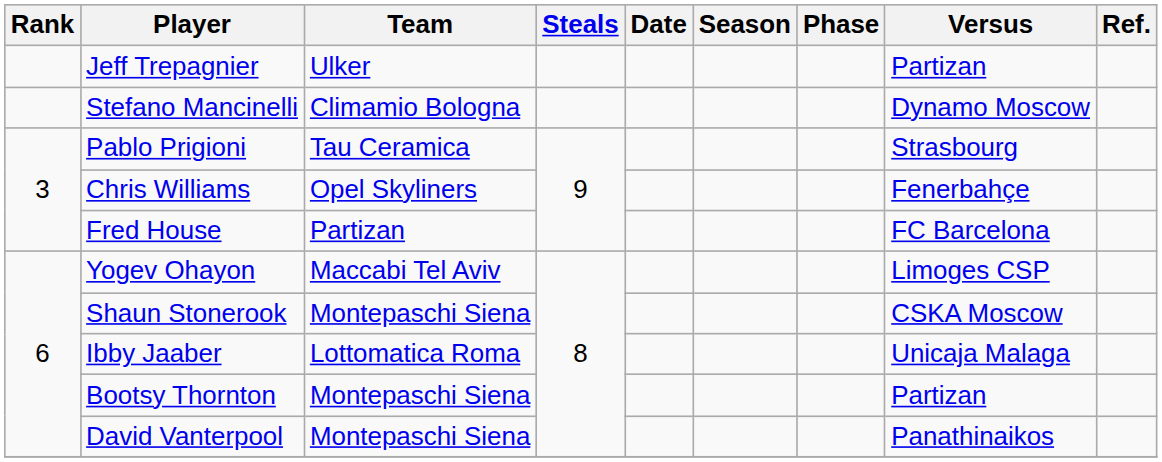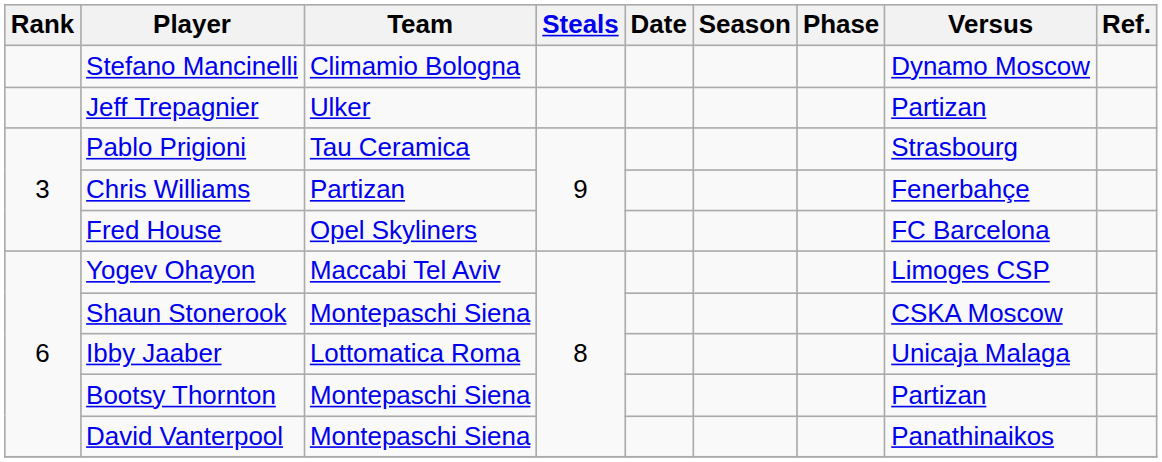rows swapped: (172, 66) <-> (192, 107)
(393, 189) Opel Skyliners -> (357, 189) Partizan
(357, 230) Partizan -> (393, 230) Opel Skyliners
